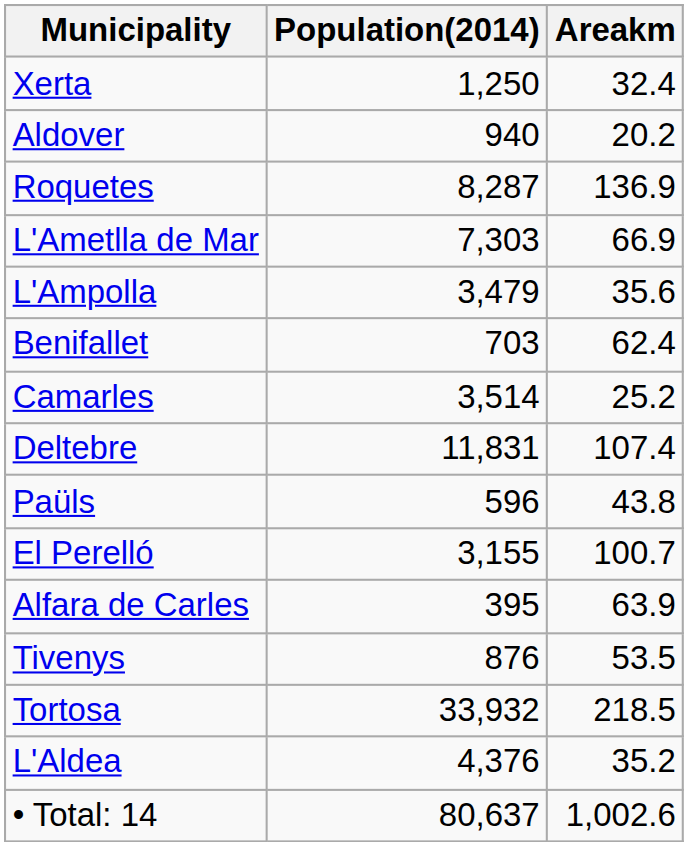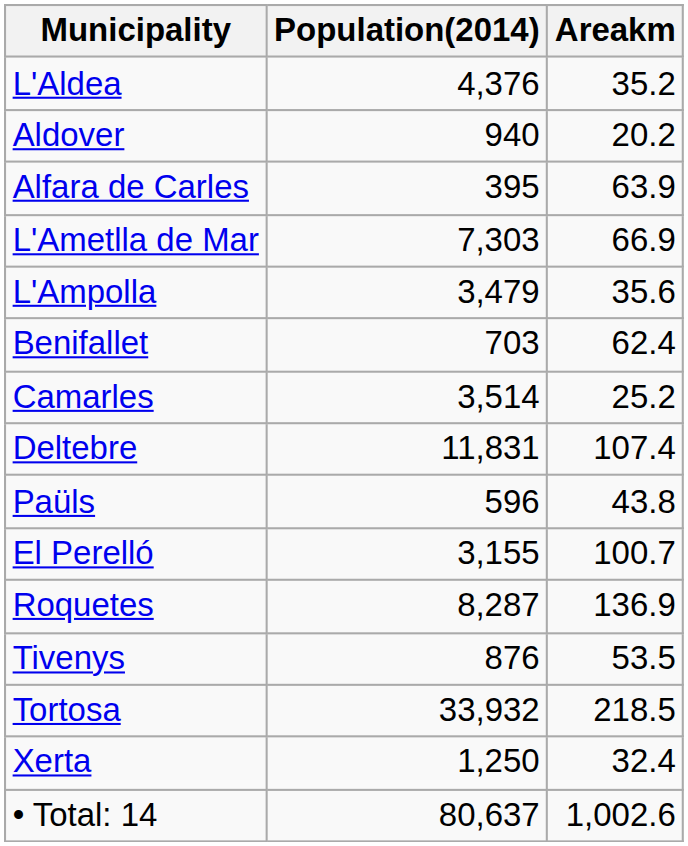rows swapped: (67, 762) <-> (52, 82)
rows swapped: (131, 605) <-> (83, 187)
